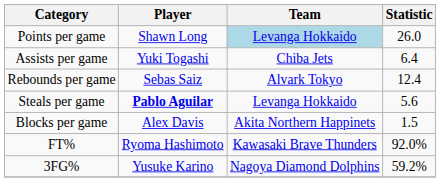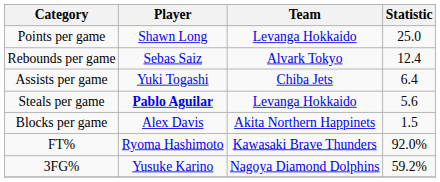(305, 36) lightblue background -> (305, 36) no background
(409, 36) 26.0 -> (409, 36) 25.0
rows swapped: (62, 79) <-> (62, 58)
